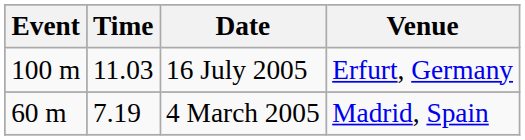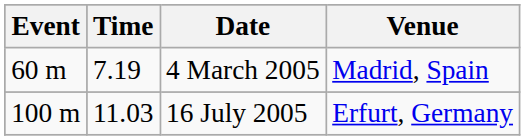rows swapped: (237, 69) <-> (243, 112)
